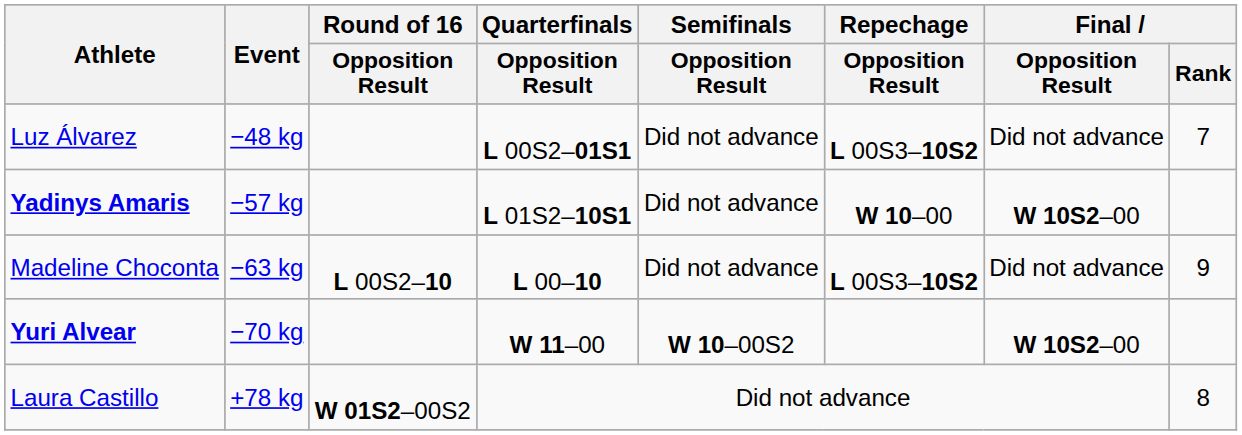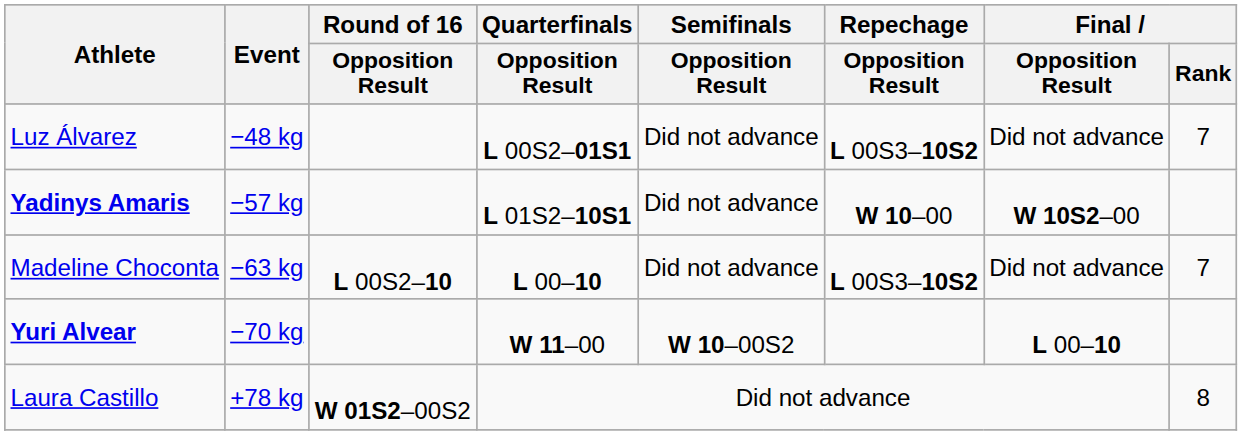(1203, 267) 9 -> (1203, 267) 7
(1077, 346) W 10S2–00 -> (1077, 346) L 00–10
